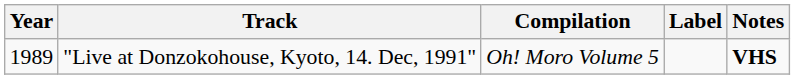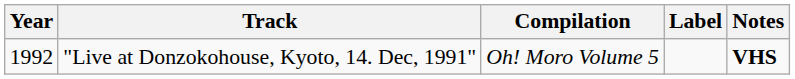(31, 56) 1989 -> (31, 56) 1992
